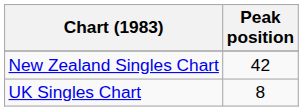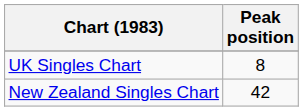rows swapped: (75, 92) <-> (114, 65)
